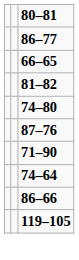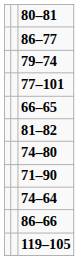+ row: (39, 61)
+ row: (43, 84)
- row: (39, 130)
